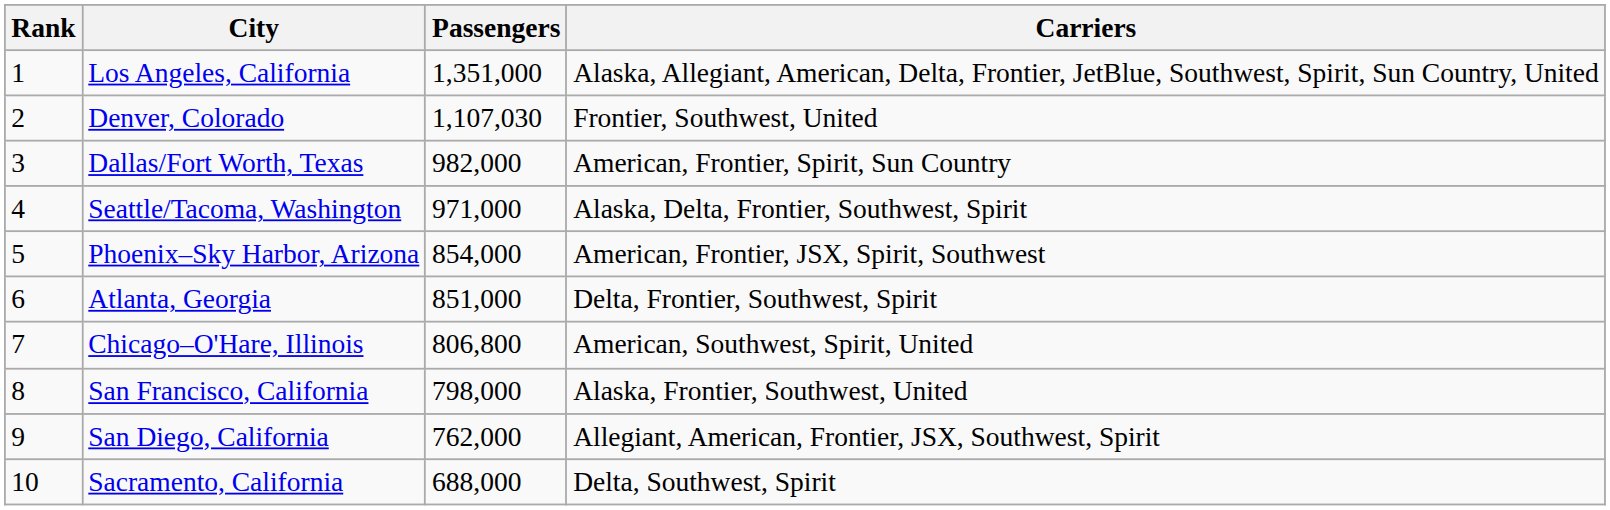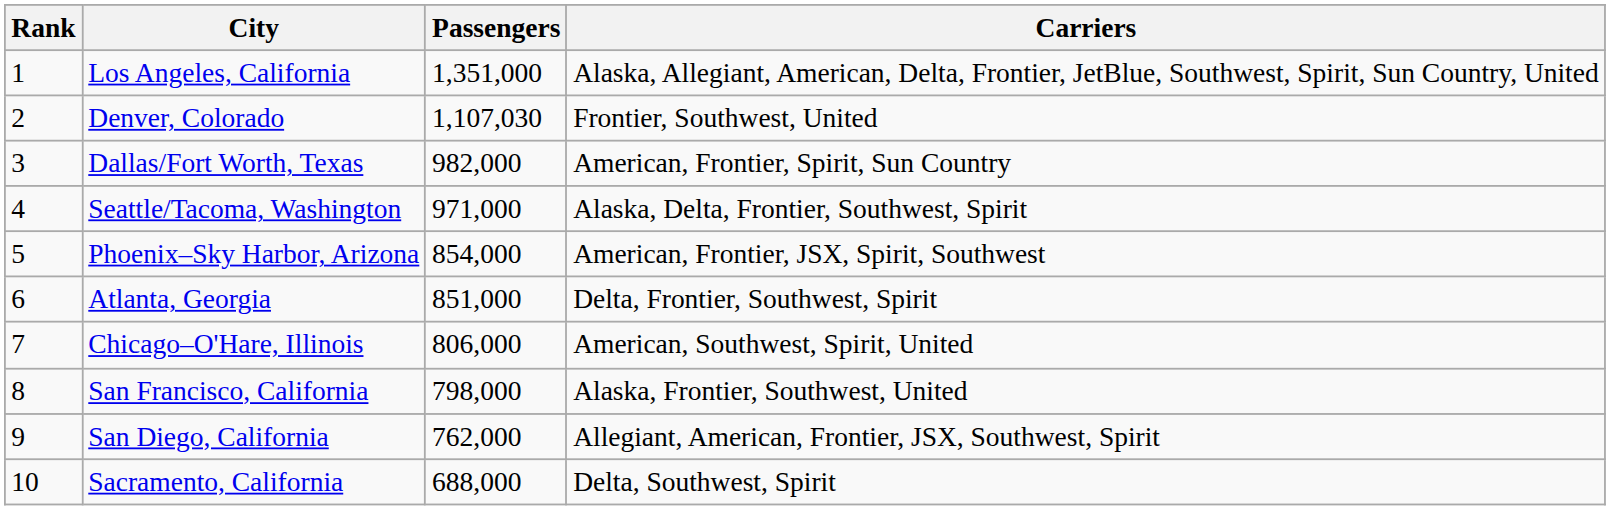(477, 344) 806,800 -> (477, 344) 806,000
